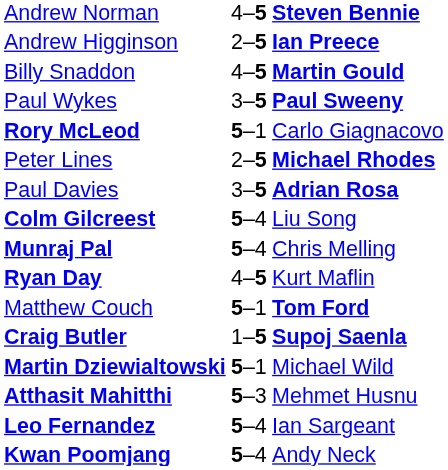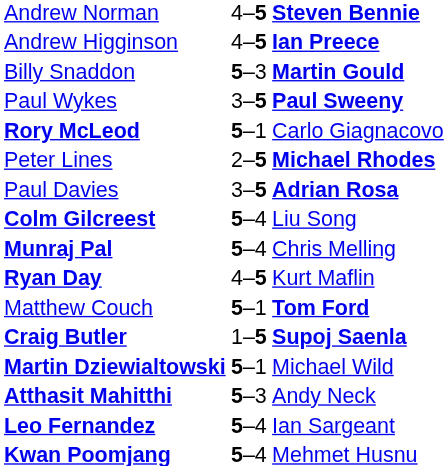(249, 42) 2–5 -> (249, 42) 4–5
(249, 71) 4–5 -> (249, 71) 5–3
(345, 396) Mehmet Husnu -> (324, 396) Andy Neck
(324, 455) Andy Neck -> (345, 455) Mehmet Husnu
